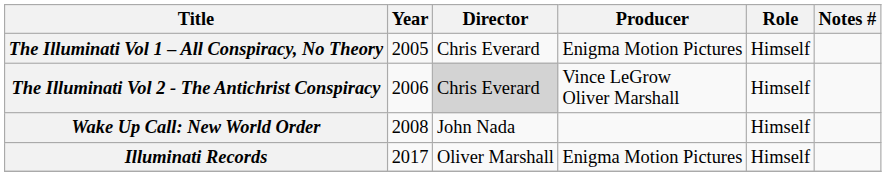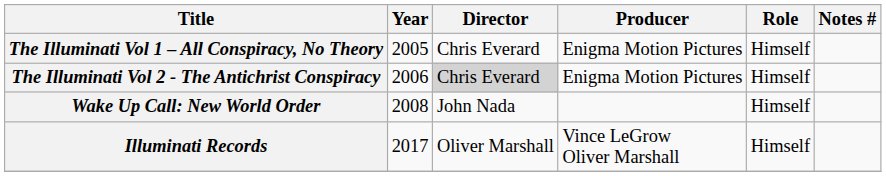(621, 87) Vince LeGrow Oliver Marshall -> (652, 77) Enigma Motion Pictures
(652, 156) Enigma Motion Pictures -> (621, 146) Vince LeGrow Oliver Marshall
